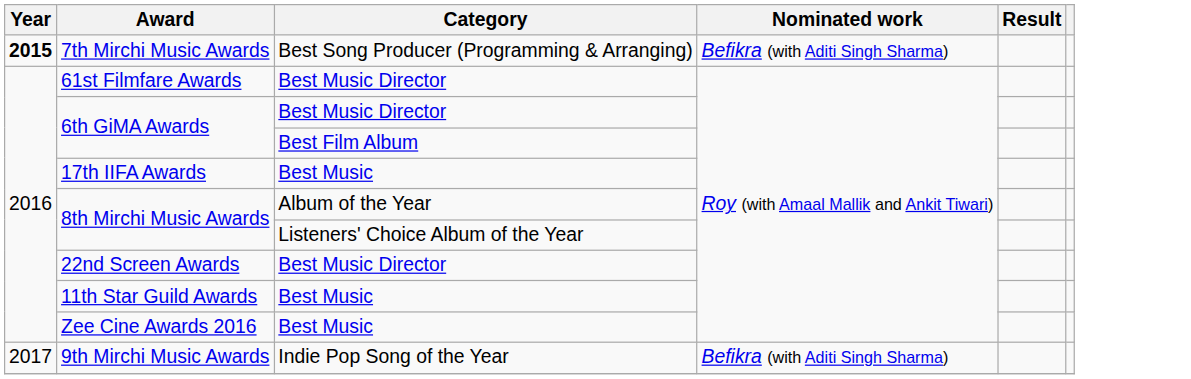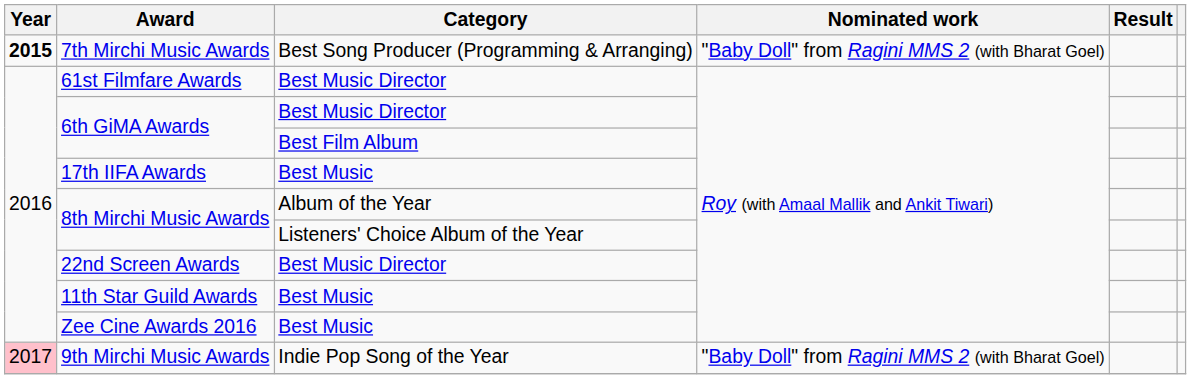(825, 50) Befikra (with Aditi Singh Sharma) -> (903, 50) "Baby Doll" from Ragini MMS 2 (with Bharat Goel)
(31, 357) no background -> (31, 357) pink background
(825, 357) Befikra (with Aditi Singh Sharma) -> (903, 357) "Baby Doll" from Ragini MMS 2 (with Bharat Goel)
